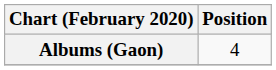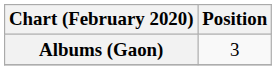(235, 49) 4 -> (235, 49) 3
